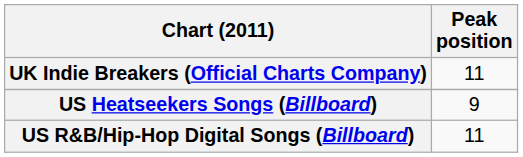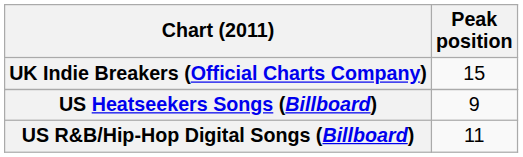(474, 73) 11 -> (474, 73) 15
